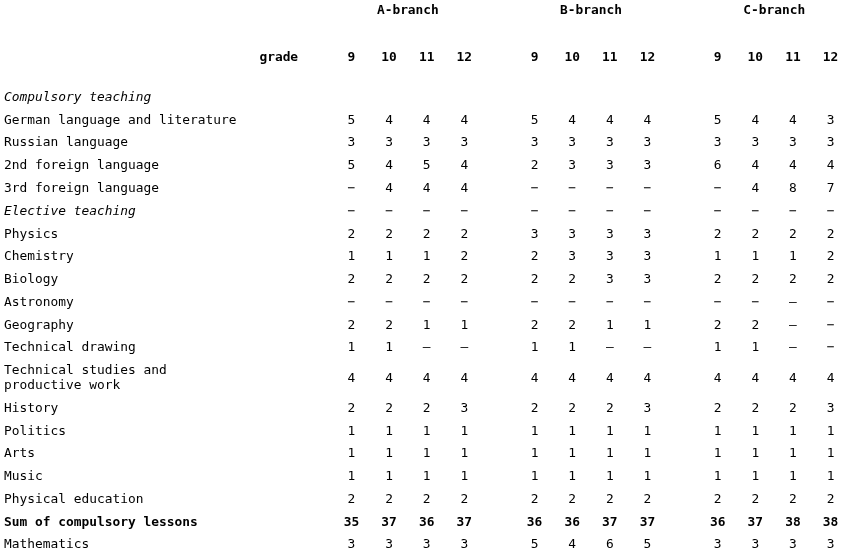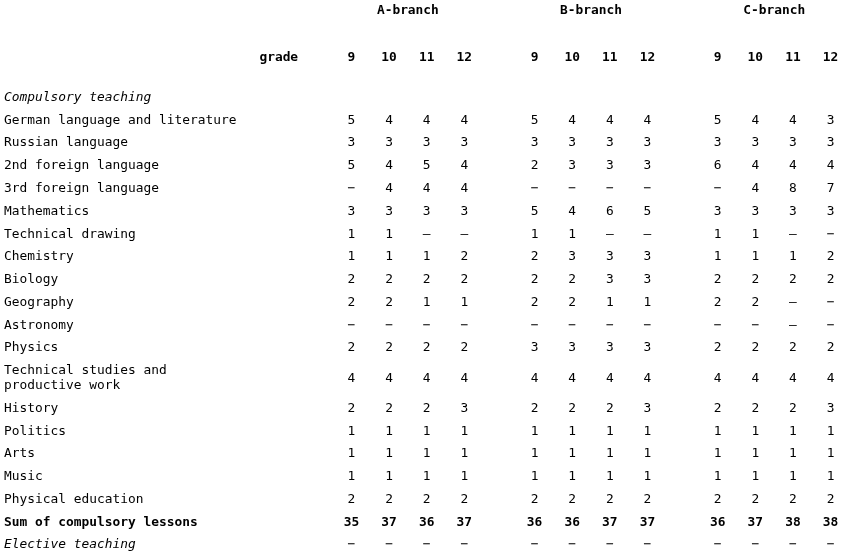rows swapped: (47, 544) <-> (70, 210)
rows swapped: (31, 233) <-> (70, 347)
rows swapped: (39, 324) <-> (39, 301)
